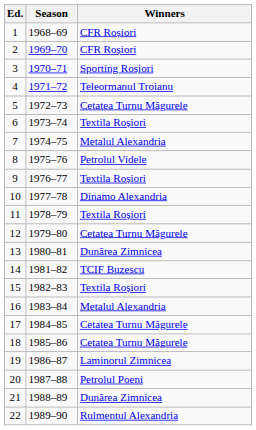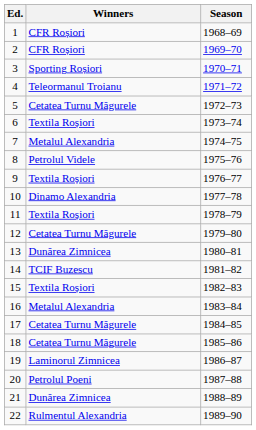columns swapped: (52, 14) <-> (165, 14)
